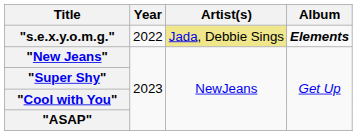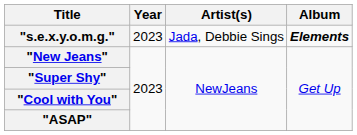(148, 36) 2022 -> (148, 36) 2023
(226, 36) khaki background -> (226, 36) no background
